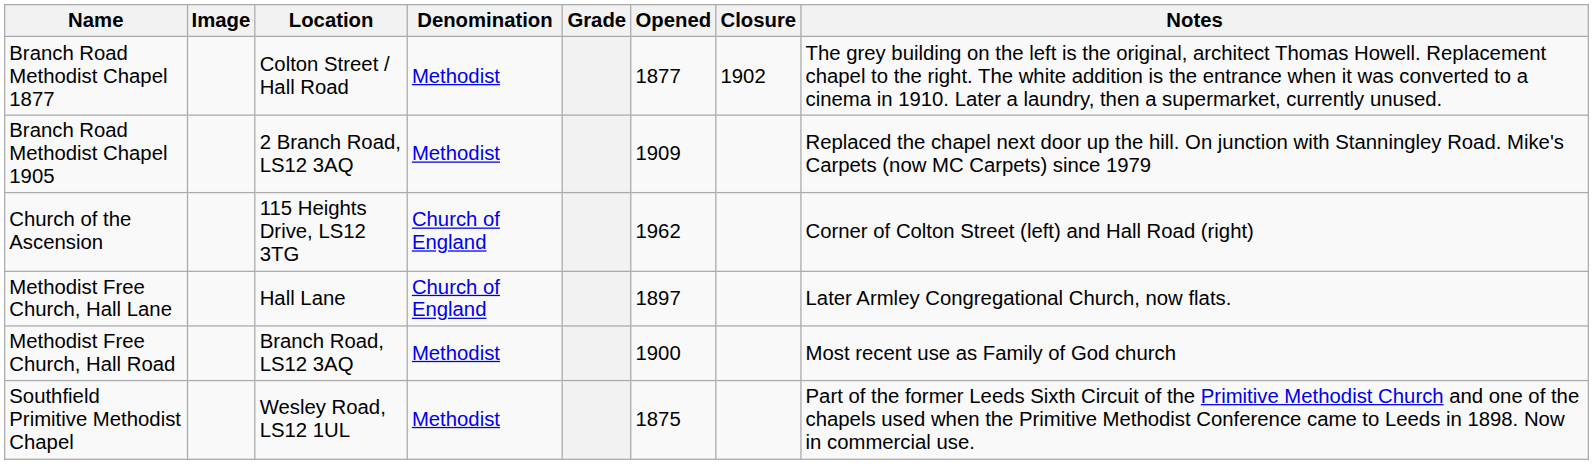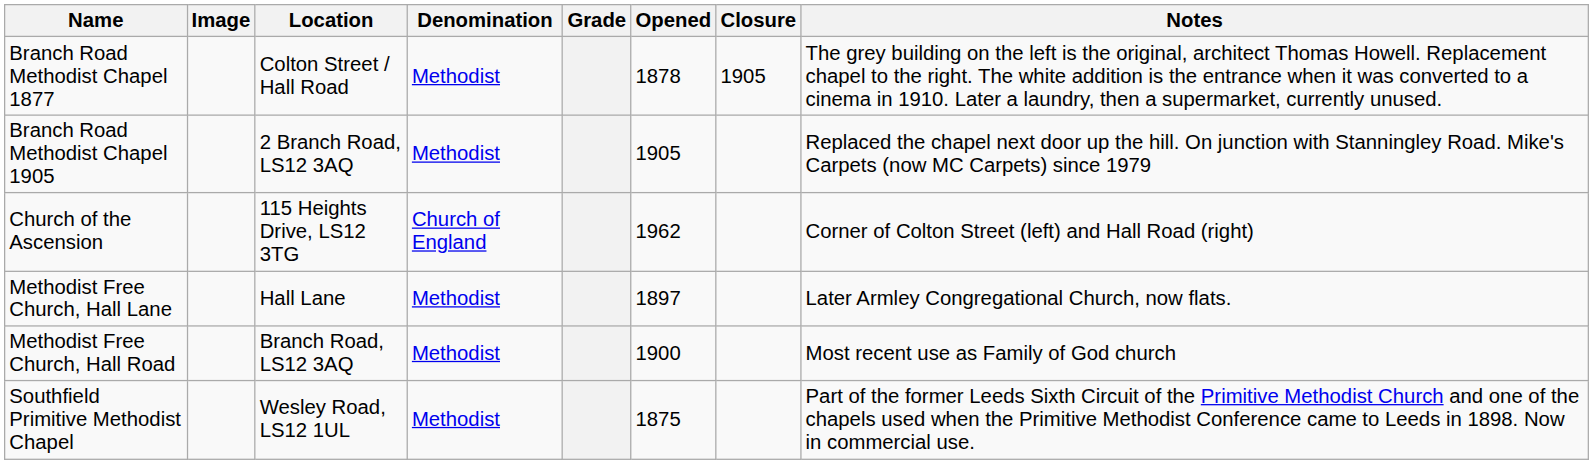(658, 75) 1877 -> (658, 75) 1878
(743, 75) 1902 -> (743, 75) 1905
(658, 153) 1909 -> (658, 153) 1905
(456, 298) Church of England -> (456, 298) Methodist
